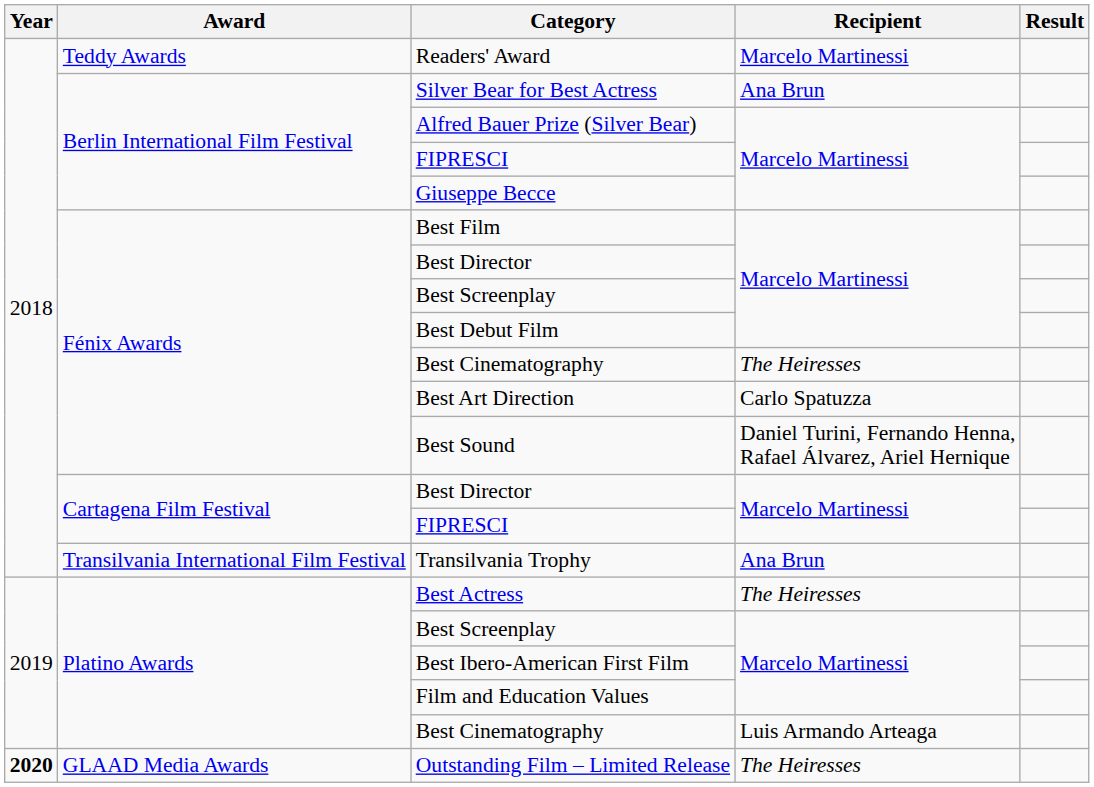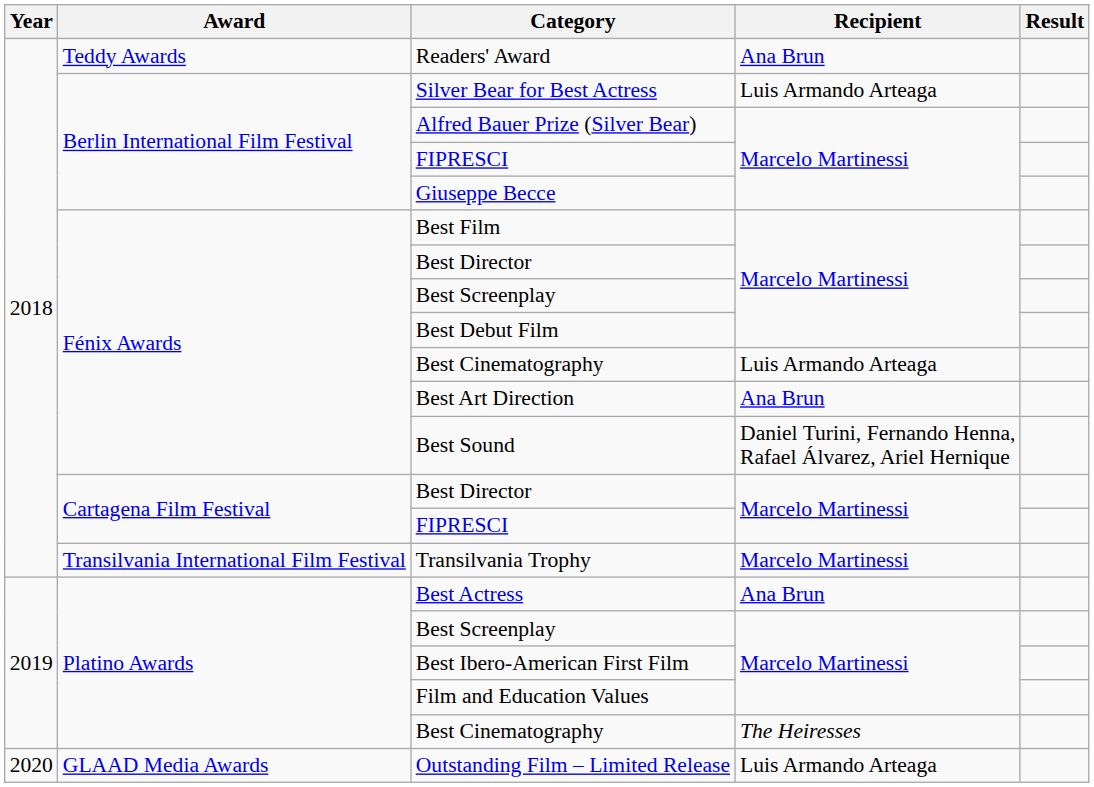(824, 55) Marcelo Martinessi -> (782, 55) Ana Brun
(782, 90) Ana Brun -> (838, 90) Luis Armando Arteaga
(801, 364) The Heiresses -> (838, 364) Luis Armando Arteaga
(806, 398) Carlo Spatuzza -> (782, 398) Ana Brun
(782, 559) Ana Brun -> (824, 559) Marcelo Martinessi
(801, 594) The Heiresses -> (782, 594) Ana Brun
(838, 731) Luis Armando Arteaga -> (801, 731) The Heiresses
(31, 765) bold -> (31, 765) normal
(801, 765) The Heiresses -> (838, 765) Luis Armando Arteaga
